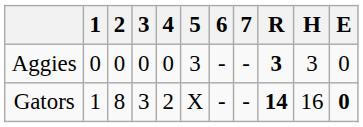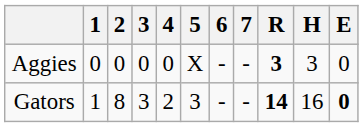(195, 63) 3 -> (195, 63) X
(195, 101) X -> (195, 101) 3
